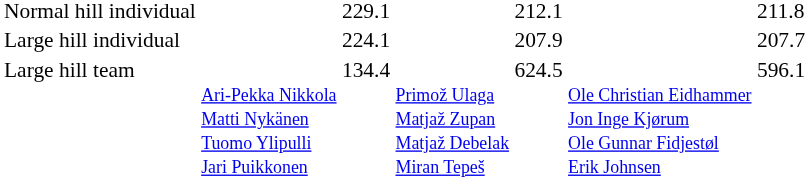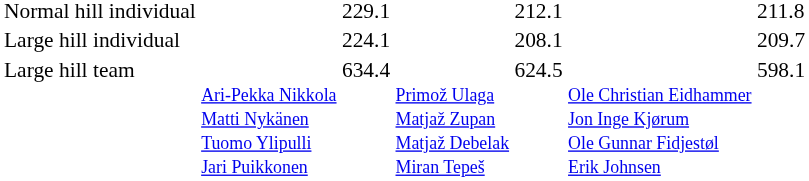(539, 40) 207.9 -> (539, 40) 208.1
(781, 40) 207.7 -> (781, 40) 209.7
(366, 69) 134.4 -> (366, 69) 634.4
(781, 69) 596.1 -> (781, 69) 598.1
